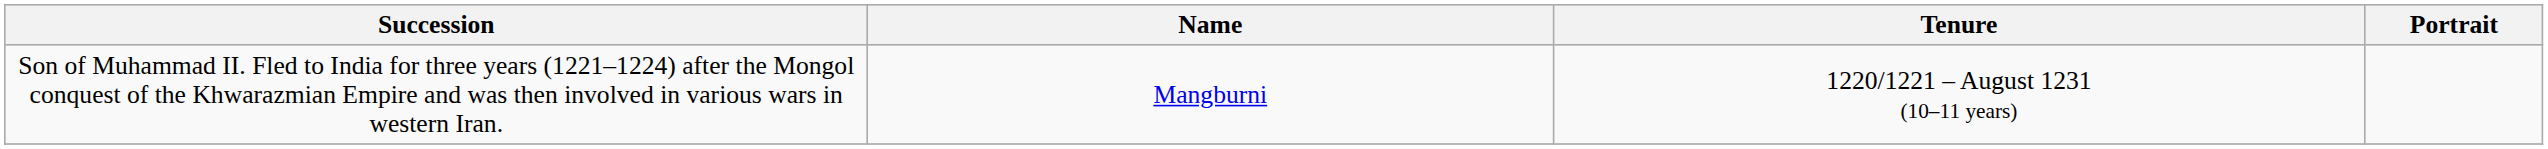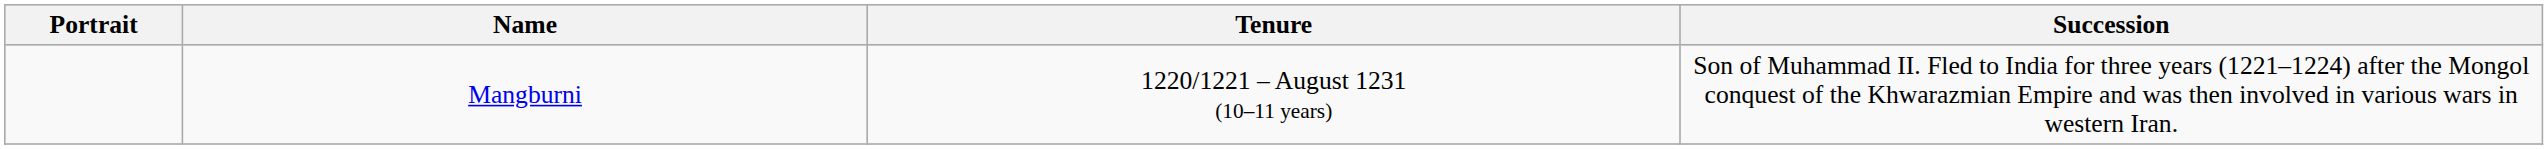columns swapped: (2454, 24) <-> (436, 24)
